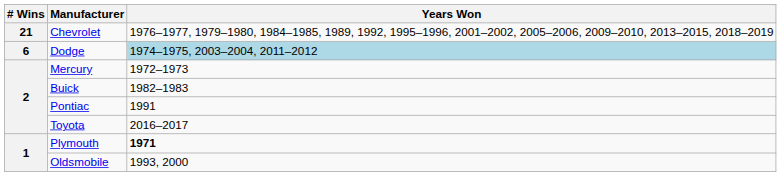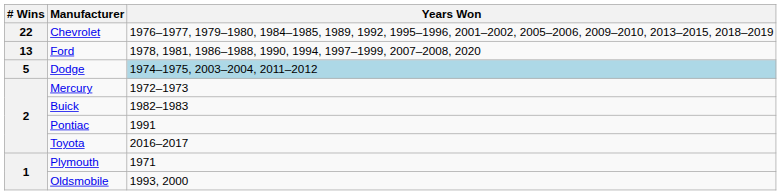(26, 32) 21 -> (26, 32) 22
+ row: (62, 51)
(26, 51) 6 -> (26, 69) 5
(143, 144) bold -> (143, 162) normal
